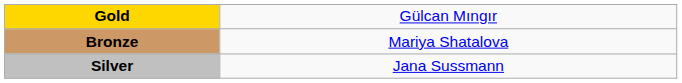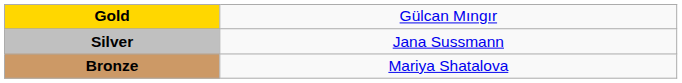rows swapped: (112, 66) <-> (112, 41)
